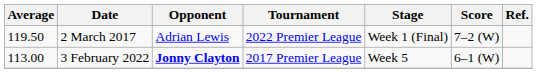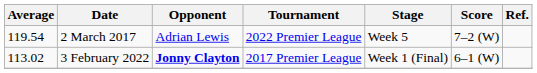(26, 36) 119.50 -> (26, 36) 119.54
(408, 36) Week 1 (Final) -> (388, 36) Week 5
(26, 57) 113.00 -> (26, 57) 113.02
(388, 57) Week 5 -> (408, 57) Week 1 (Final)
